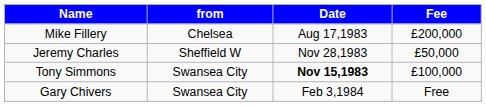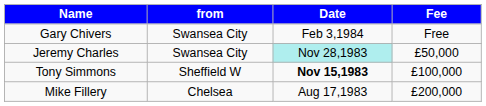rows swapped: (76, 34) <-> (76, 92)
(210, 53) Sheffield W -> (210, 53) Swansea City
(333, 53) no background -> (333, 53) paleturquoise background
(210, 72) Swansea City -> (210, 72) Sheffield W
